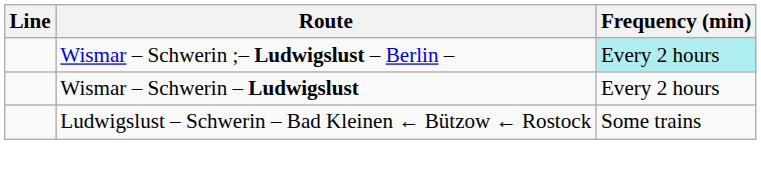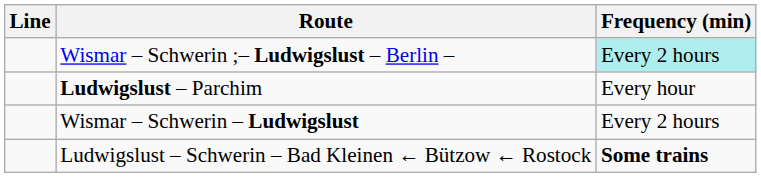+ row: (161, 88)
(651, 121) normal -> (655, 155) bold
